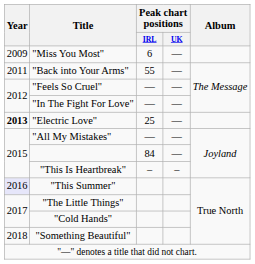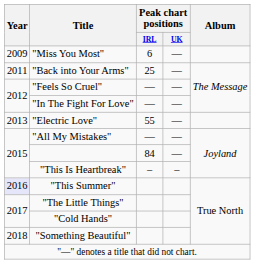(150, 70) 55 -> (150, 70) 25
(17, 120) bold -> (17, 120) normal
(150, 120) 25 -> (150, 120) 55
